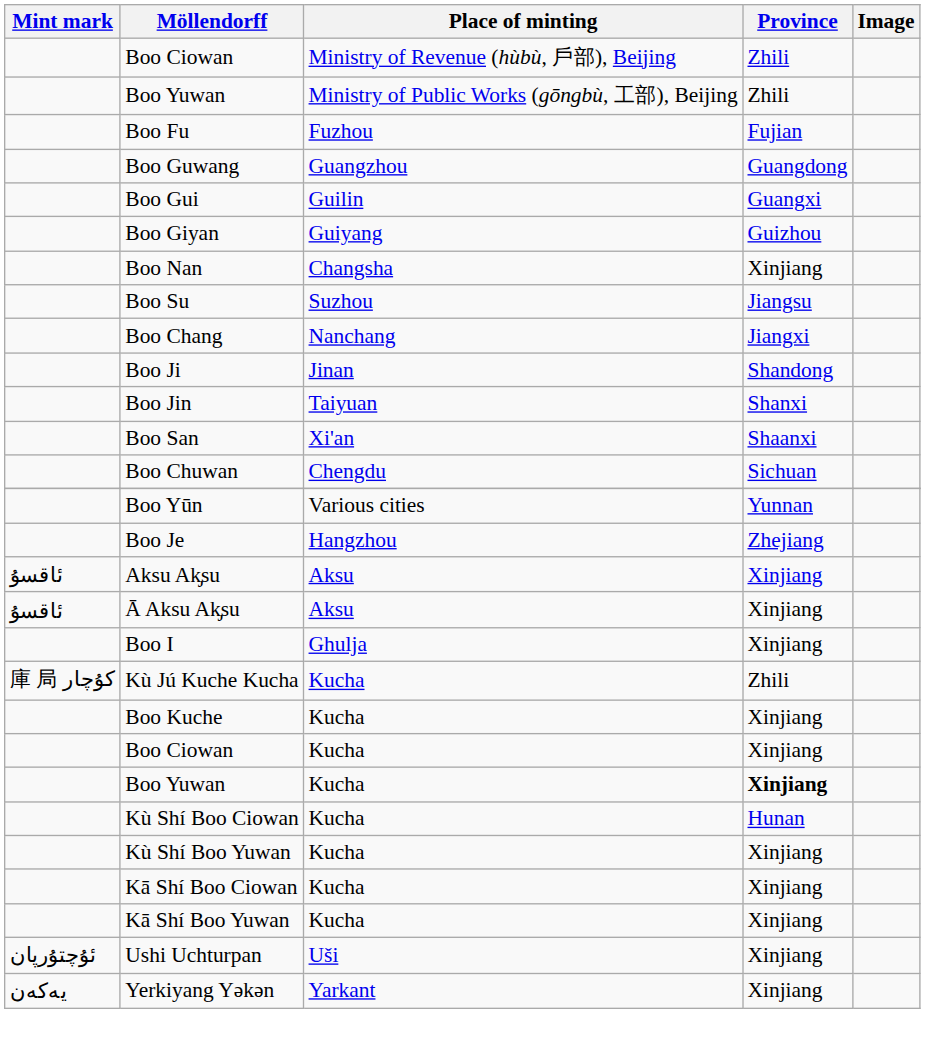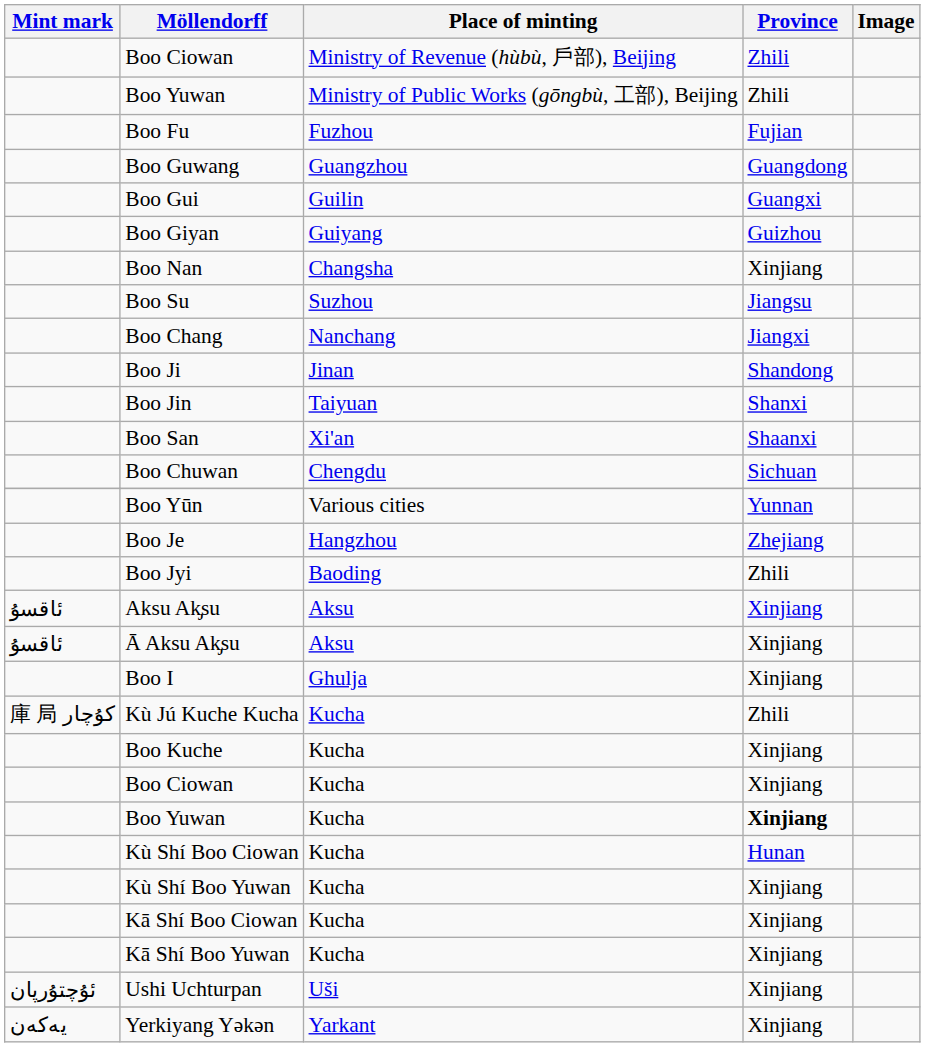+ row: (158, 573)
